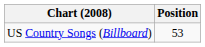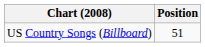(178, 32) 53 -> (178, 32) 51
